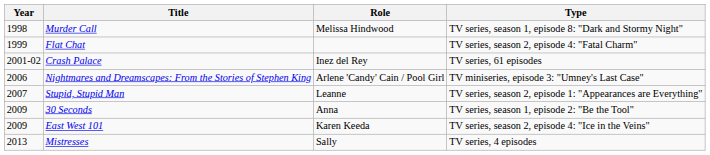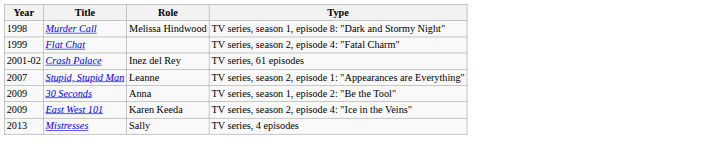- row: (178, 77)
